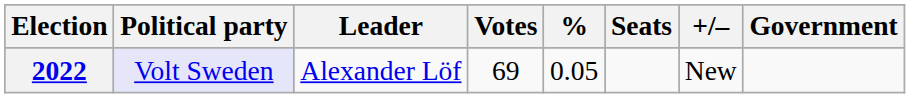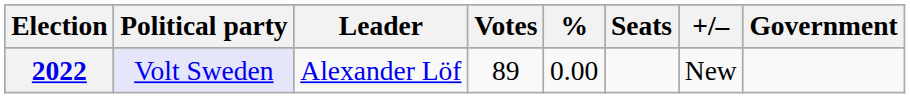(506, 69) 69 -> (506, 69) 89
(574, 69) 0.05 -> (574, 69) 0.00
